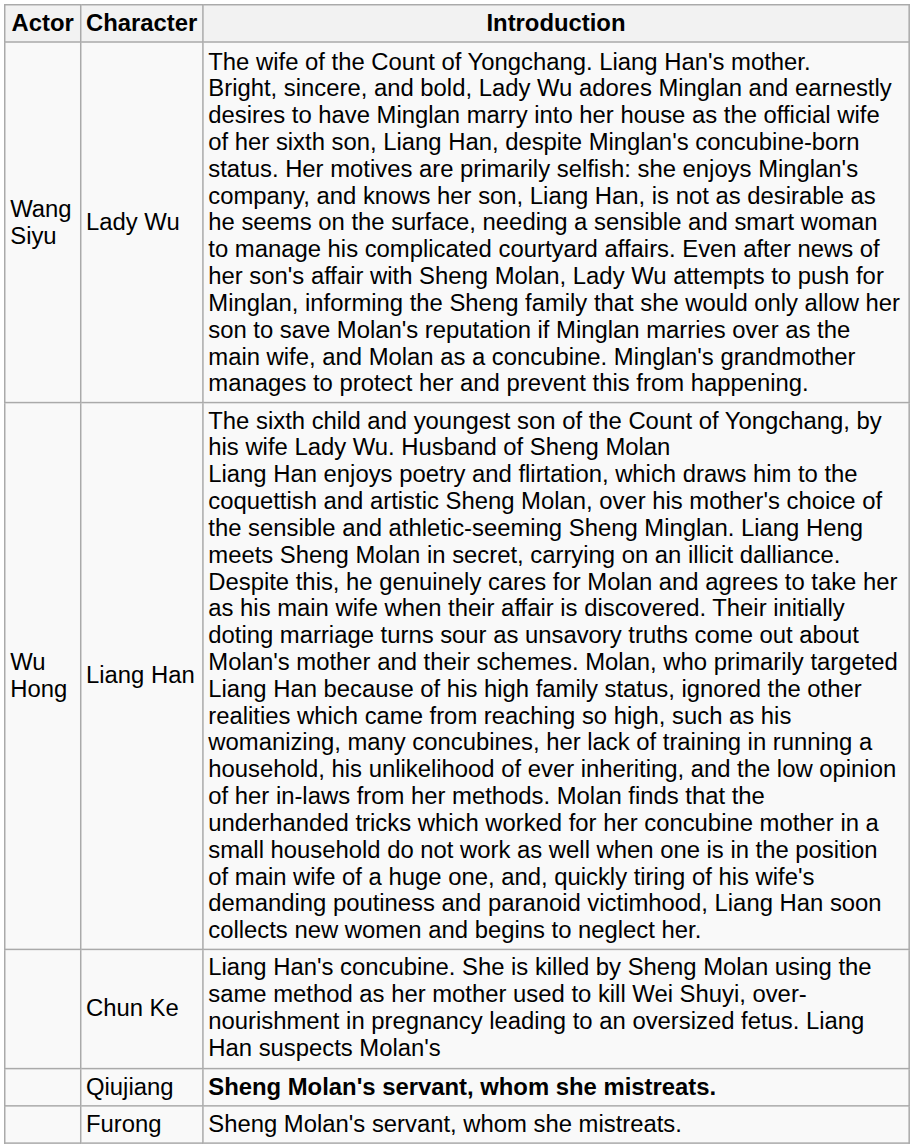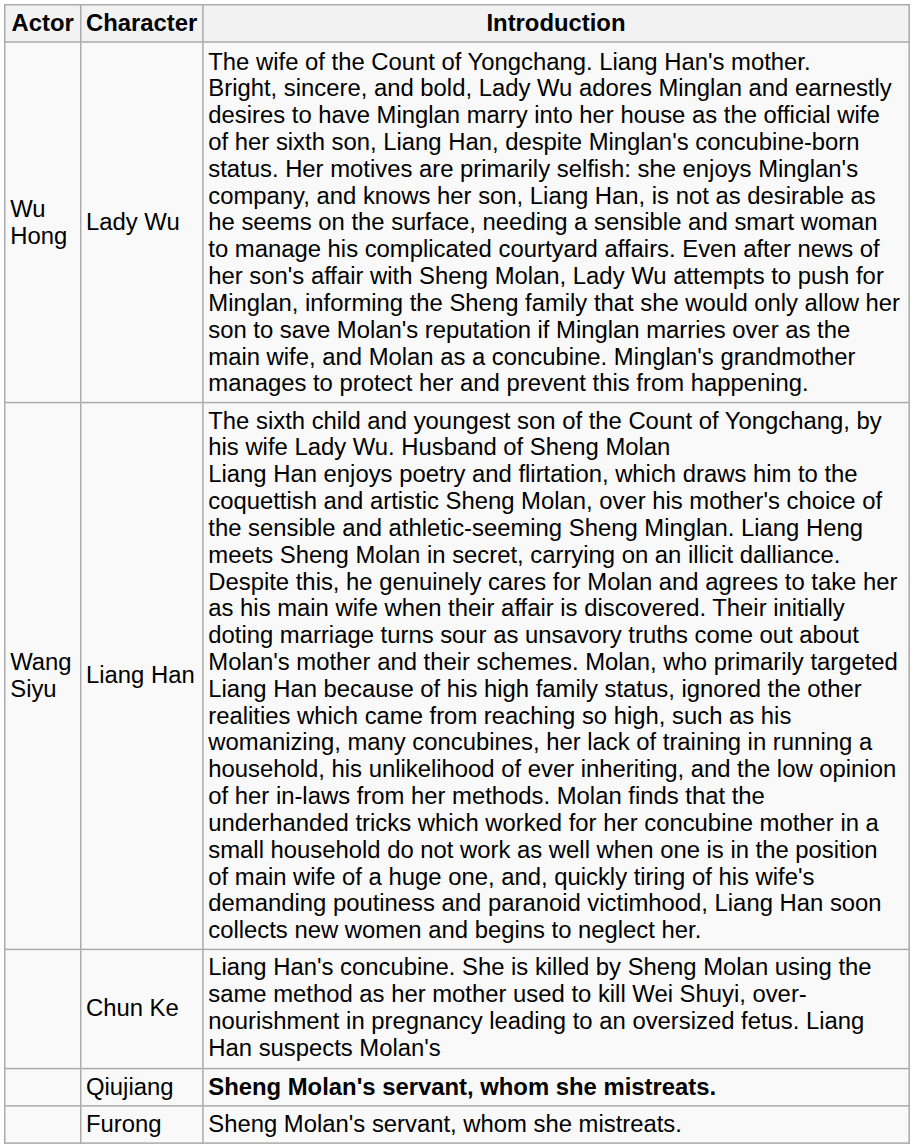(41, 222) Wang Siyu -> (39, 222) Wu Hong
(39, 675) Wu Hong -> (41, 675) Wang Siyu
